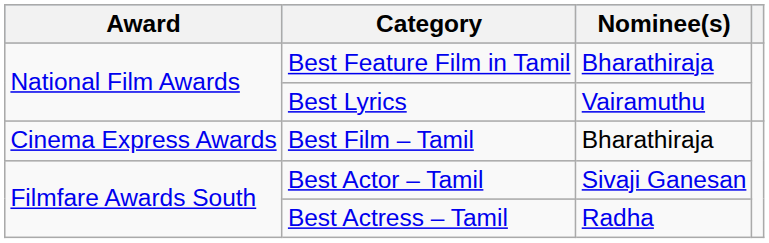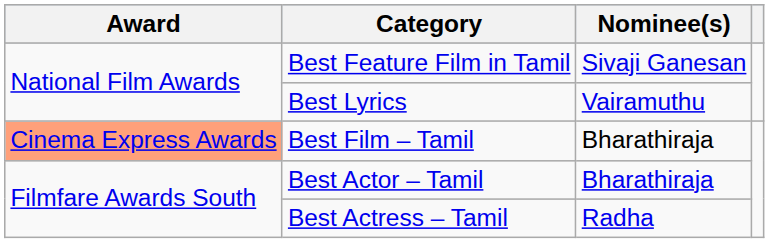(648, 62) Bharathiraja -> (664, 62) Sivaji Ganesan
(144, 140) no background -> (144, 140) lightsalmon background
(664, 179) Sivaji Ganesan -> (648, 179) Bharathiraja
